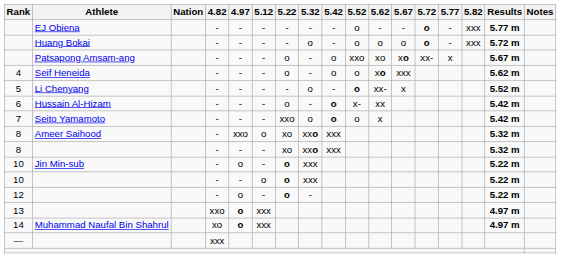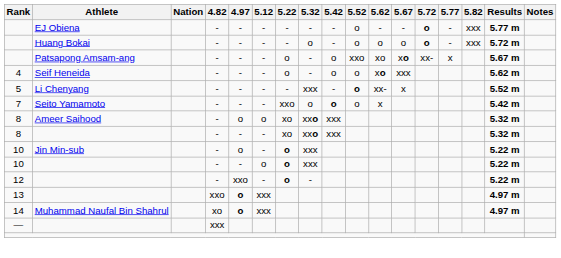(310, 89) o -> (310, 89) xxx
- row: (18, 104)
(240, 134) xxo -> (240, 119) o
(240, 195) o -> (240, 180) xxo
